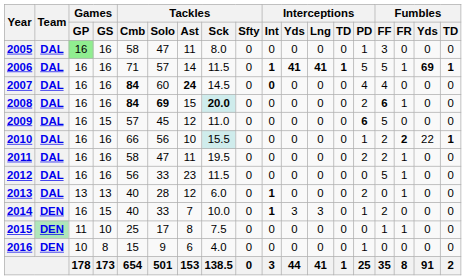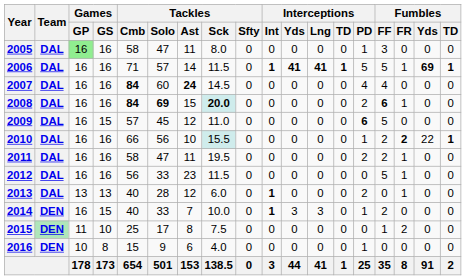(272, 85) bold -> (272, 85) normal
(404, 229) 1 -> (404, 229) 2
